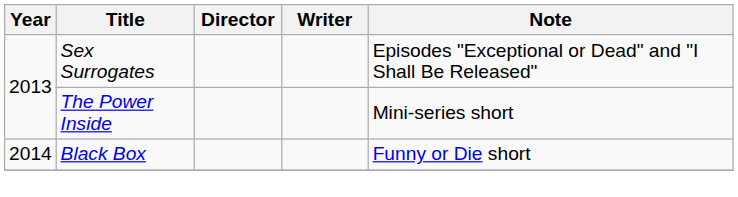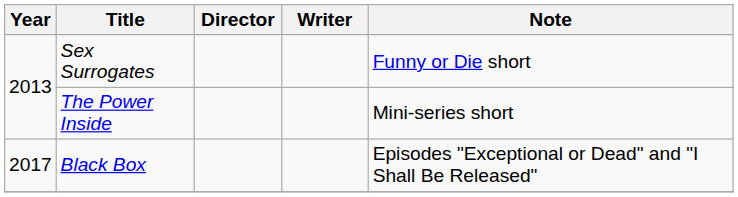(535, 60) Episodes "Exceptional or Dead" and "I Shall Be Released" -> (452, 60) Funny or Die short
(30, 154) 2014 -> (30, 165) 2017
(452, 154) Funny or Die short -> (535, 165) Episodes "Exceptional or Dead" and "I Shall Be Released"
